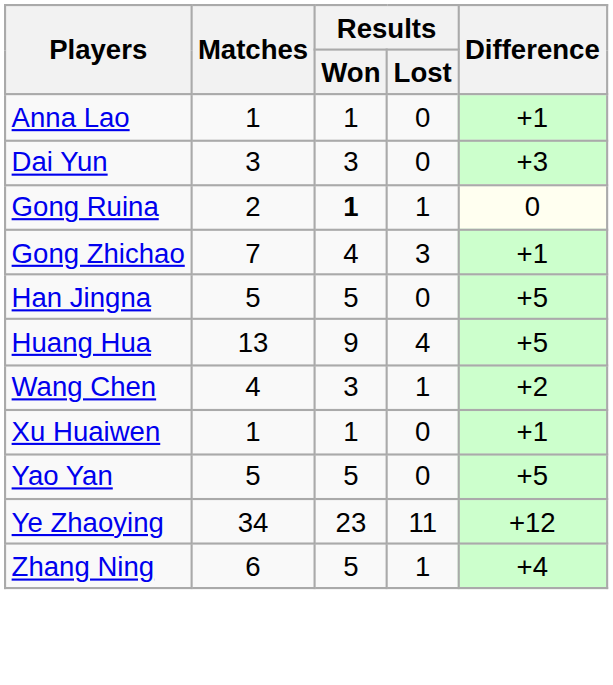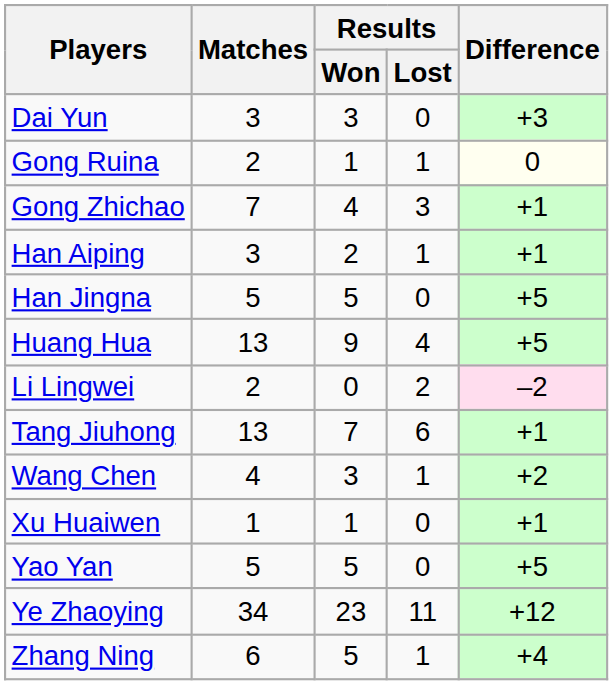- row: (71, 117)
(351, 207) bold -> (351, 162) normal
+ row: (78, 252)
+ row: (73, 387)
+ row: (94, 432)
